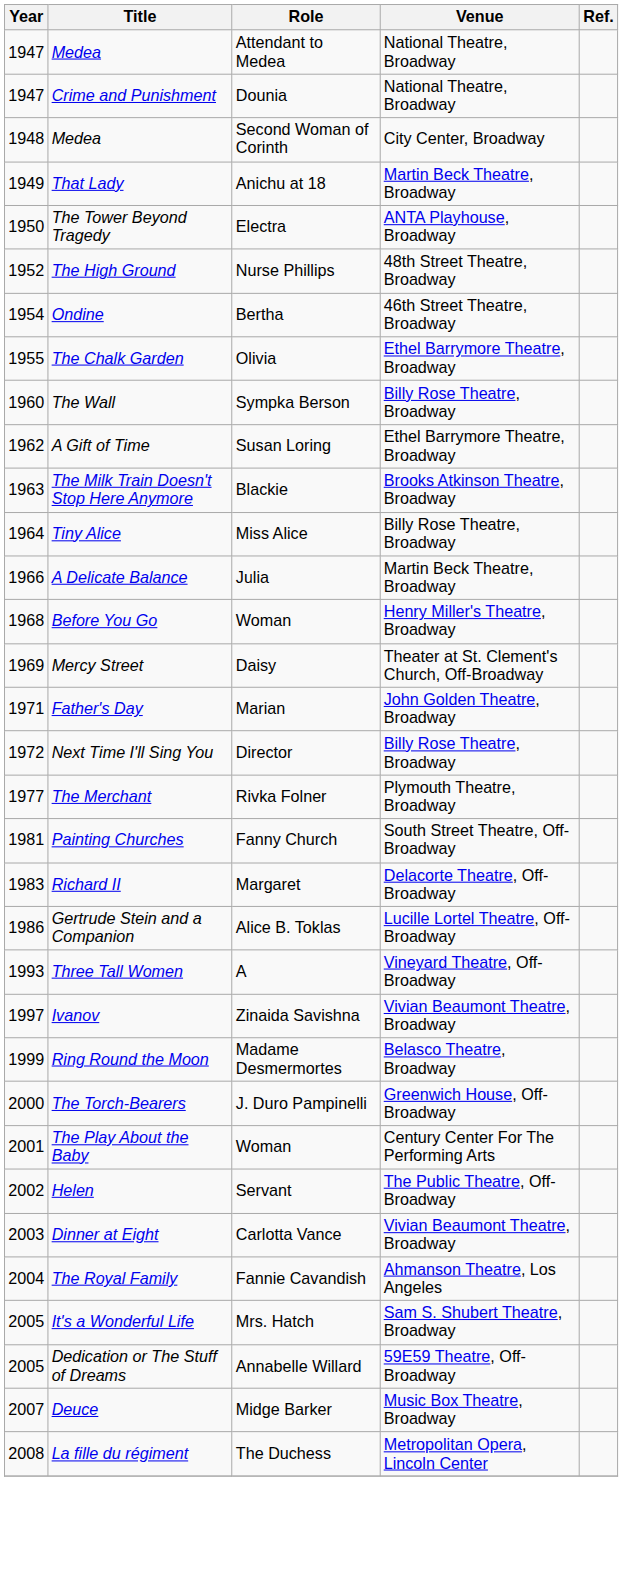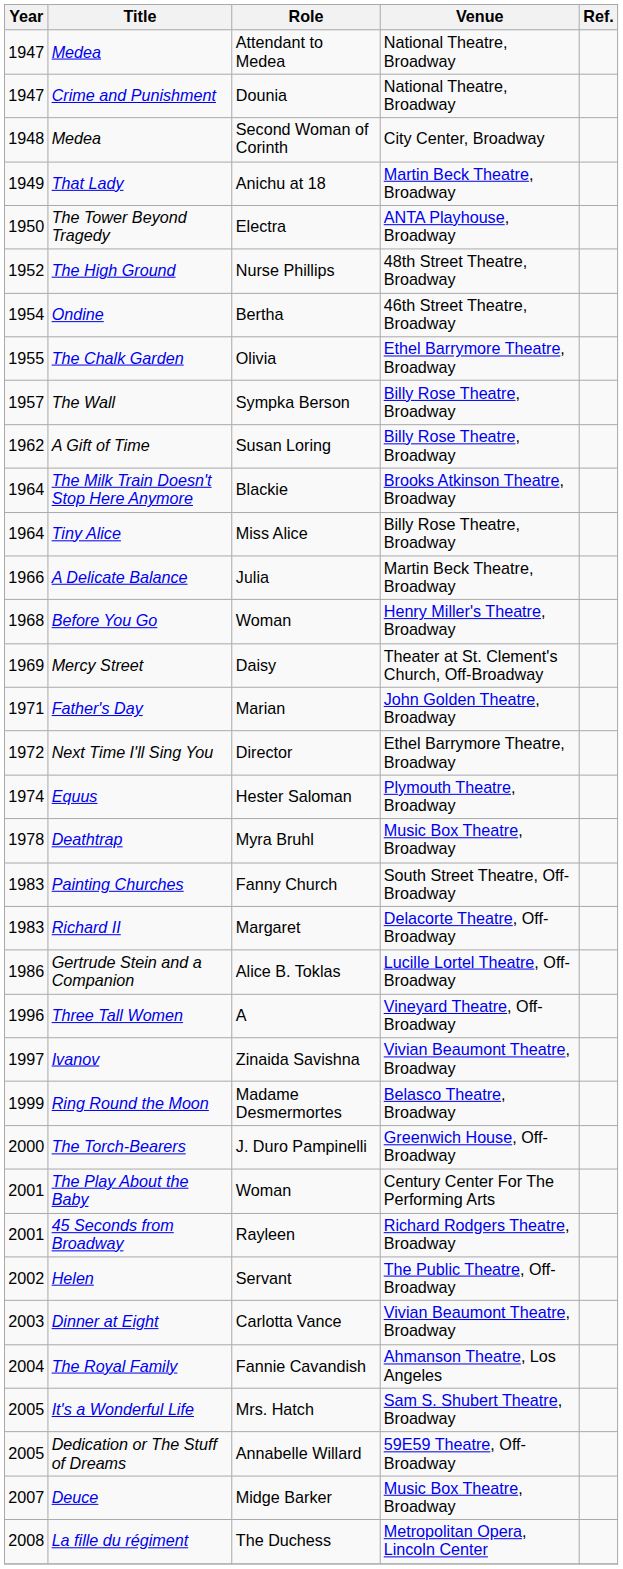(26, 402) 1960 -> (26, 402) 1957
(474, 446) Ethel Barrymore Theatre, Broadway -> (452, 446) Billy Rose Theatre, Broadway
(26, 490) 1963 -> (26, 490) 1964
(452, 752) Billy Rose Theatre, Broadway -> (474, 752) Ethel Barrymore Theatre, Broadway
+ row: (75, 796)
- row: (101, 796)
+ row: (87, 840)
(26, 840) 1981 -> (26, 884) 1983
(26, 972) 1993 -> (26, 1015) 1996
+ row: (113, 1234)
